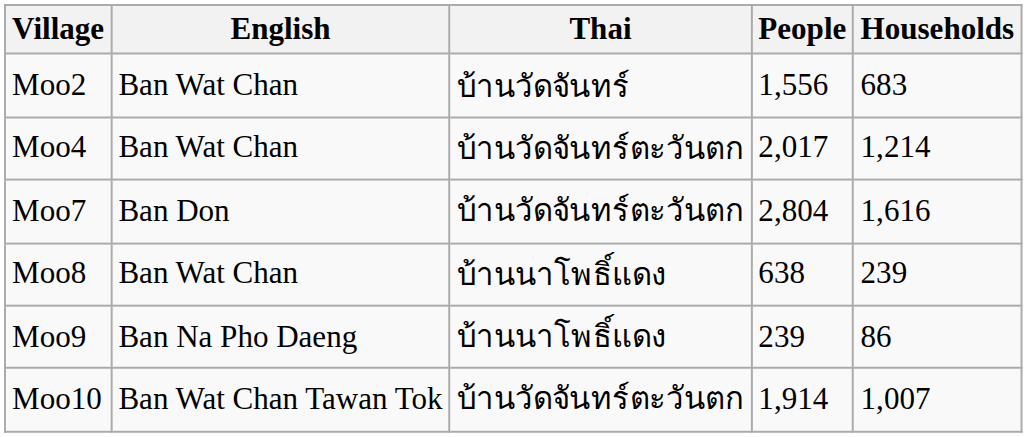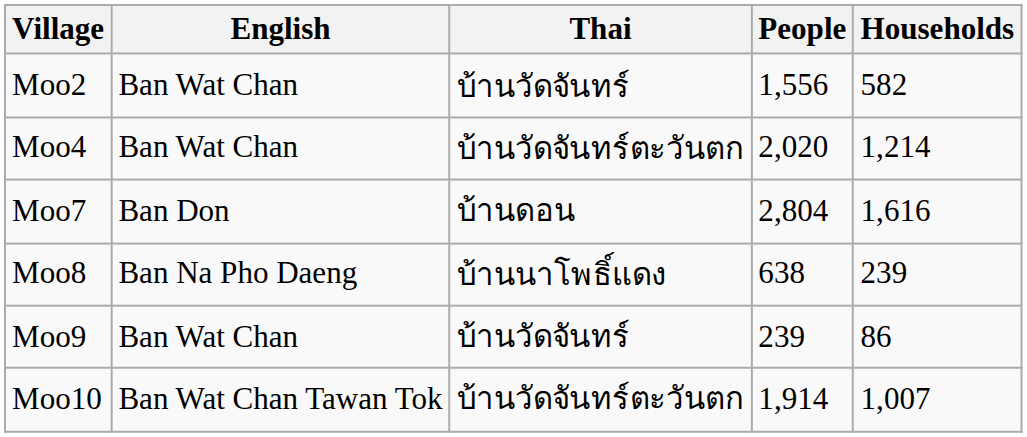(884, 85) 683 -> (884, 85) 582
(793, 147) 2,017 -> (793, 147) 2,020
(600, 211) บ้านวัดจันทร์ตะวันตก -> (516, 211) บ้านดอน
(208, 273) Ban Wat Chan -> (238, 273) Ban Na Pho Daeng
(238, 336) Ban Na Pho Daeng -> (208, 336) Ban Wat Chan
(562, 337) บ้านนาโพธิ์แดง -> (543, 337) บ้านวัดจันทร์
